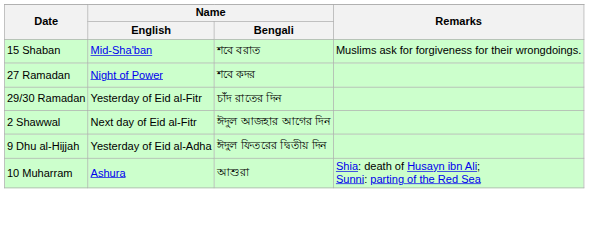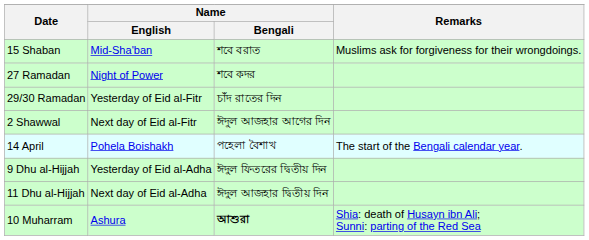+ row: (25, 146)
+ row: (46, 193)
(233, 172) normal -> (233, 220) bold
